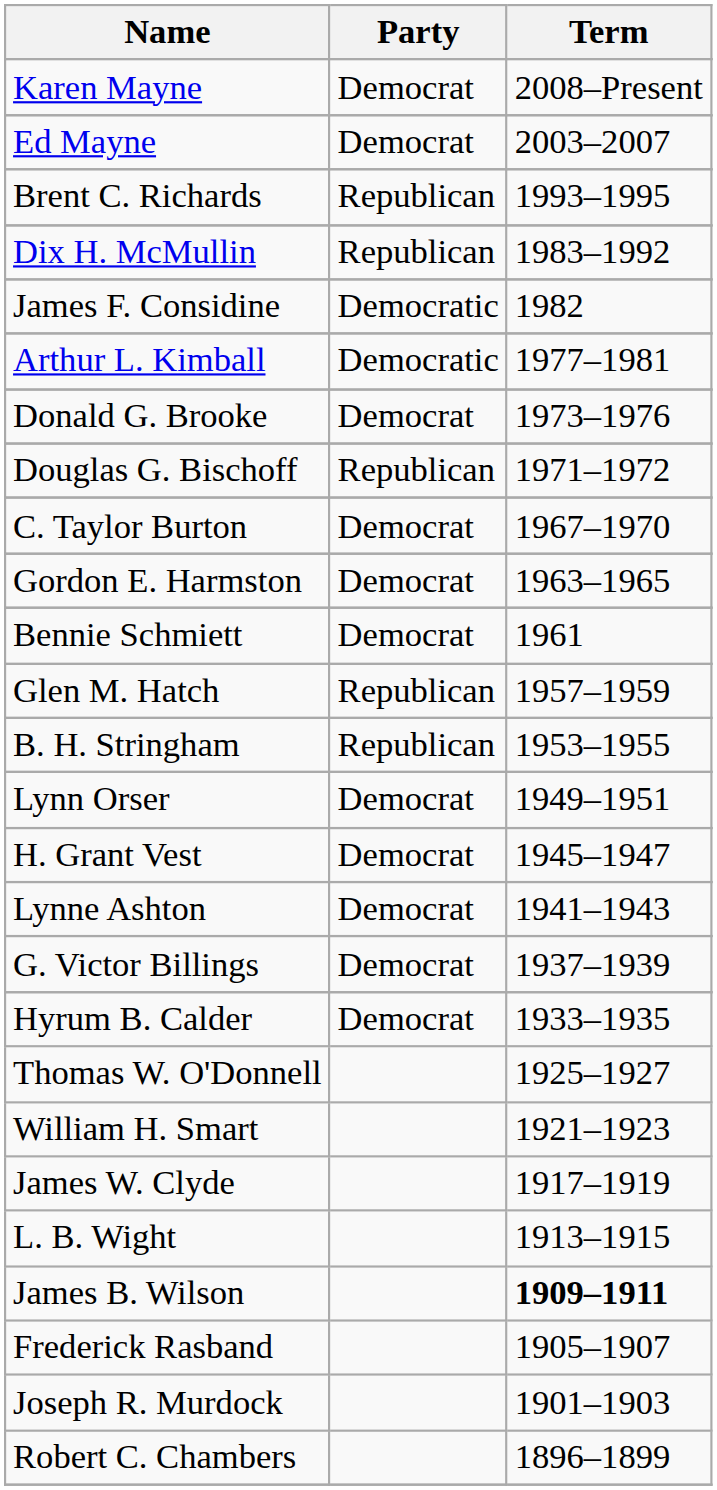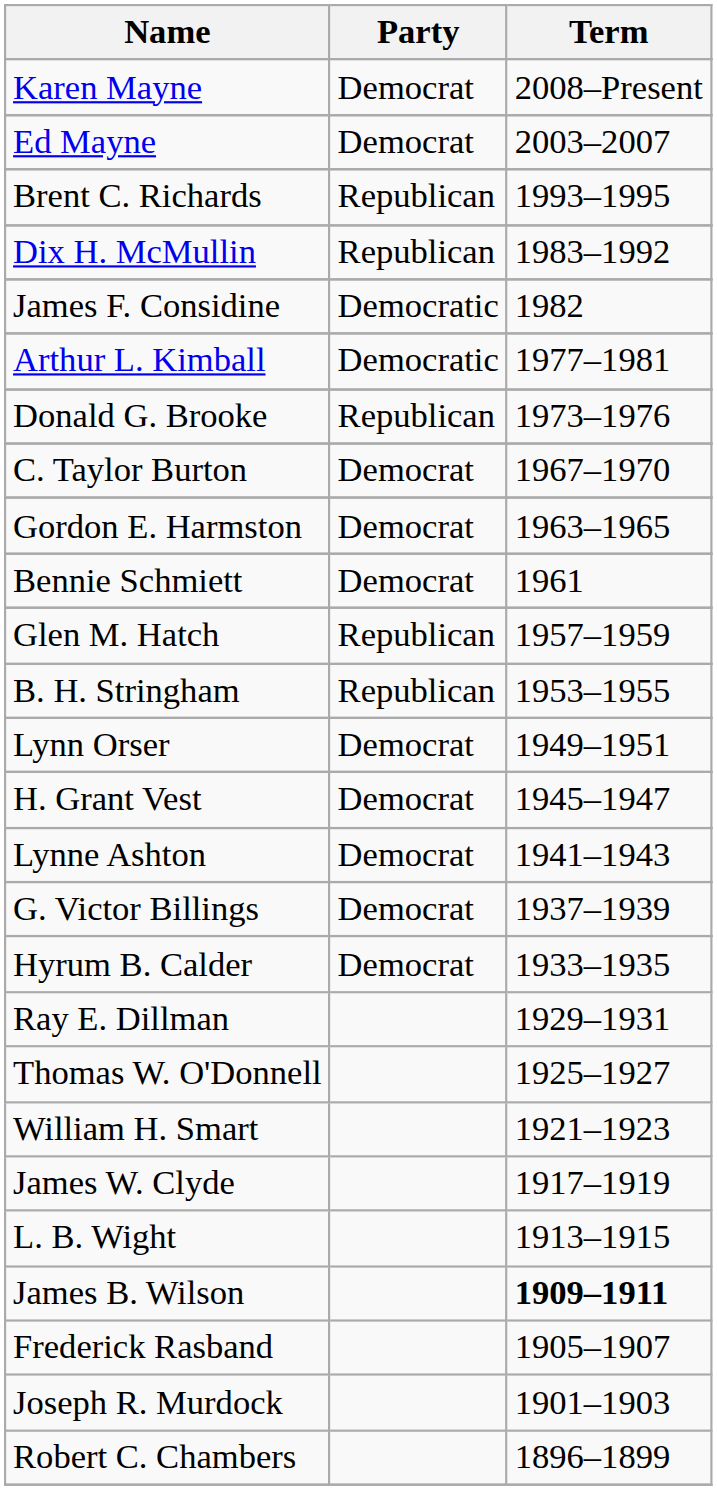(406, 415) Democrat -> (416, 415) Republican
- row: (155, 470)
+ row: (121, 1018)
